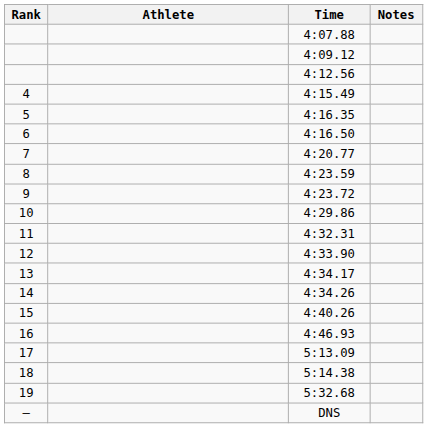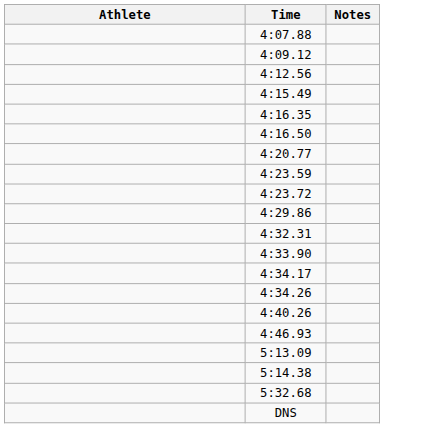- column: (26, 14)
